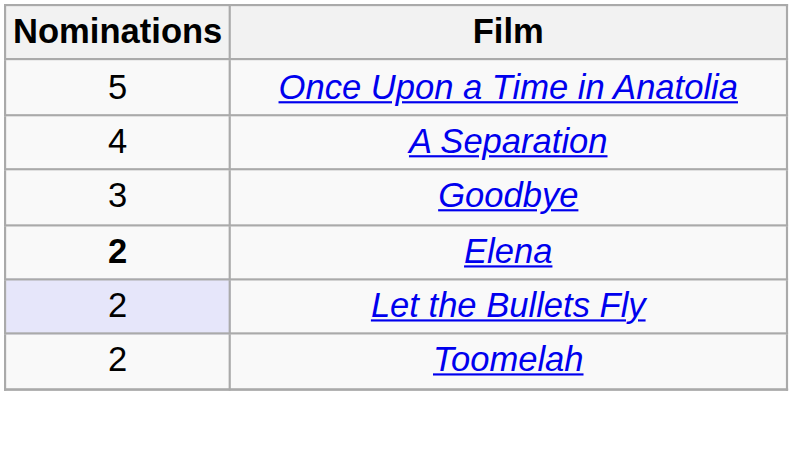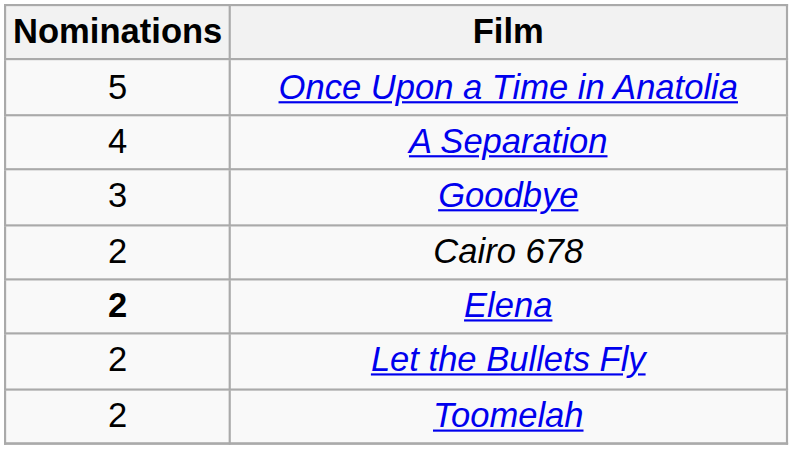+ row: (508, 251)
(118, 305) lavender background -> (118, 360) no background
